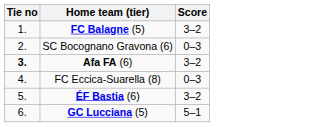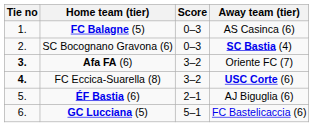+ column: (259, 12)
(192, 29) 3–2 -> (192, 29) 0–3
(22, 79) normal -> (22, 79) bold
(192, 79) 0–3 -> (192, 79) 3–2
(192, 96) 3–2 -> (192, 96) 2–1
